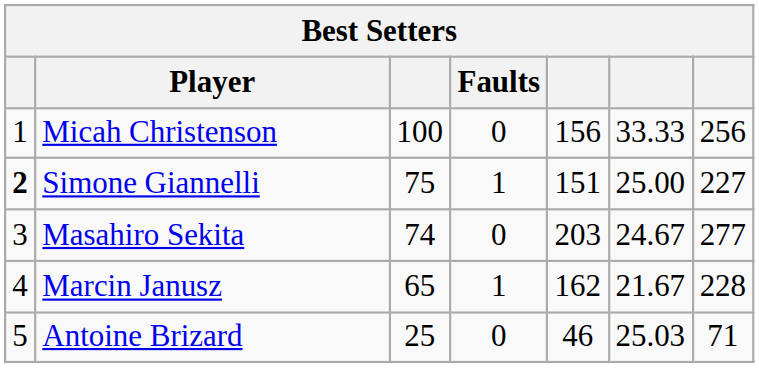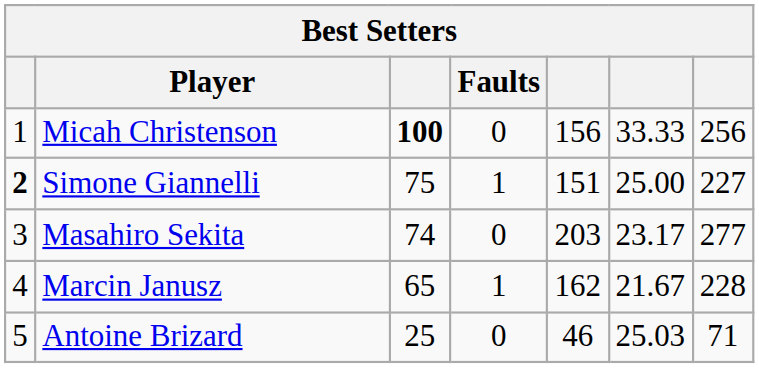(420, 132) normal -> (420, 132) bold
(650, 234) 24.67 -> (650, 234) 23.17
